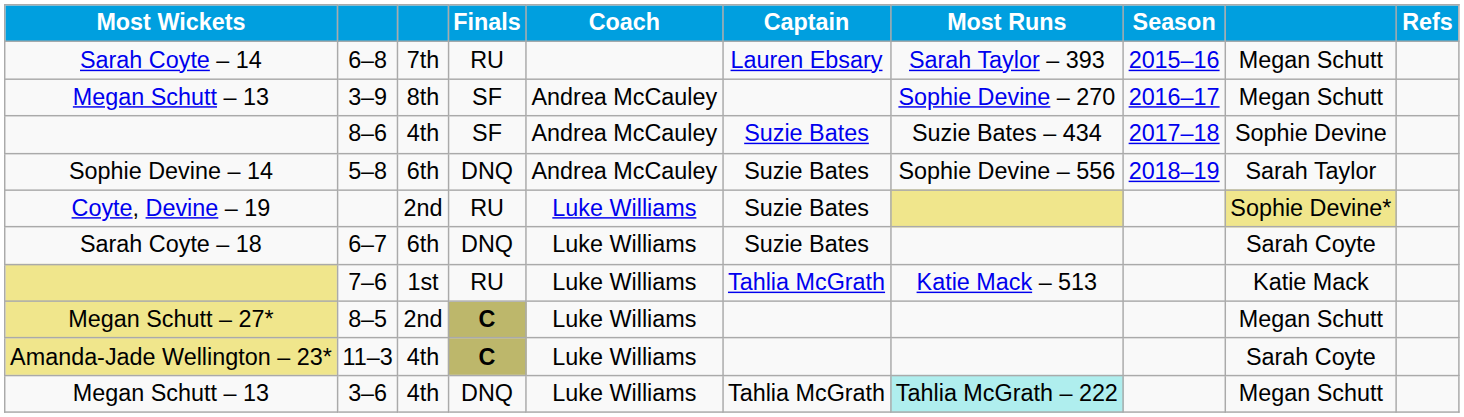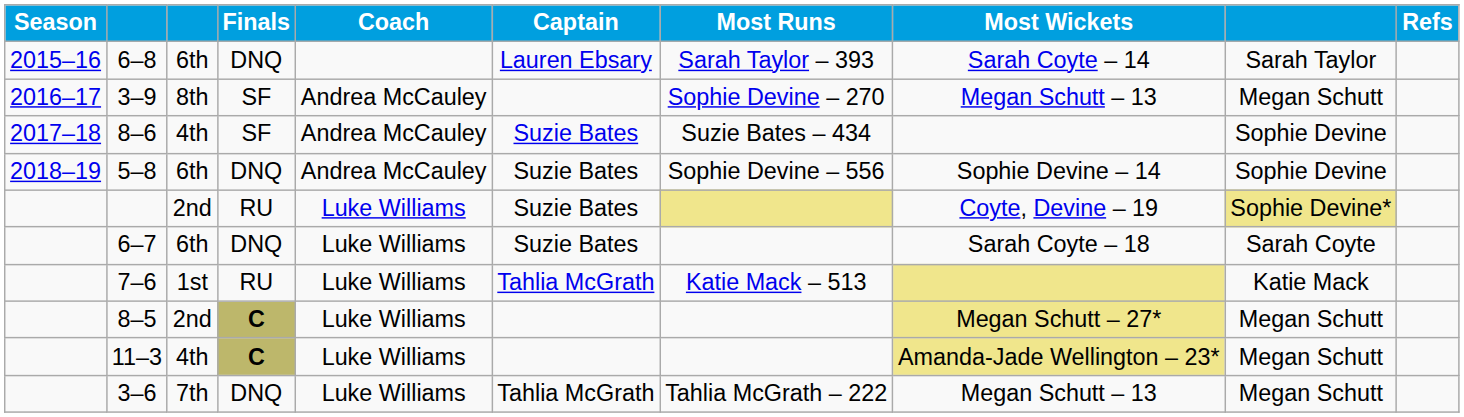columns swapped: (1174, 23) <-> (171, 23)
(423, 60) 7th -> (192, 60) 6th
(487, 60) RU -> (256, 60) DNQ
(1311, 60) Megan Schutt -> (1311, 60) Sarah Taylor
(1311, 171) Sarah Taylor -> (1311, 171) Sophie Devine
(1311, 356) Sarah Coyte -> (1311, 356) Megan Schutt
(423, 393) 4th -> (192, 393) 7th
(1007, 393) paleturquoise background -> (776, 393) no background
